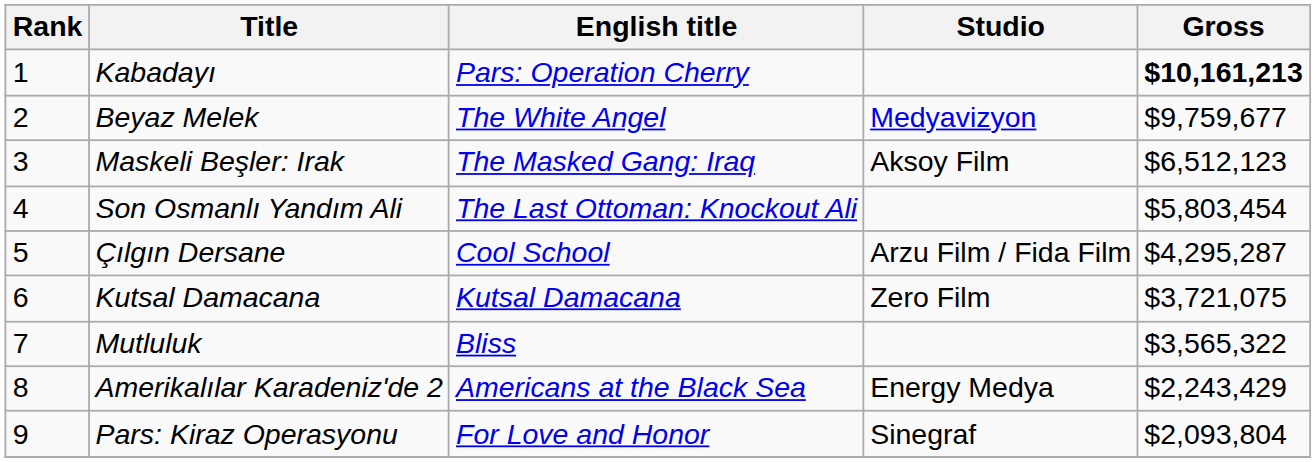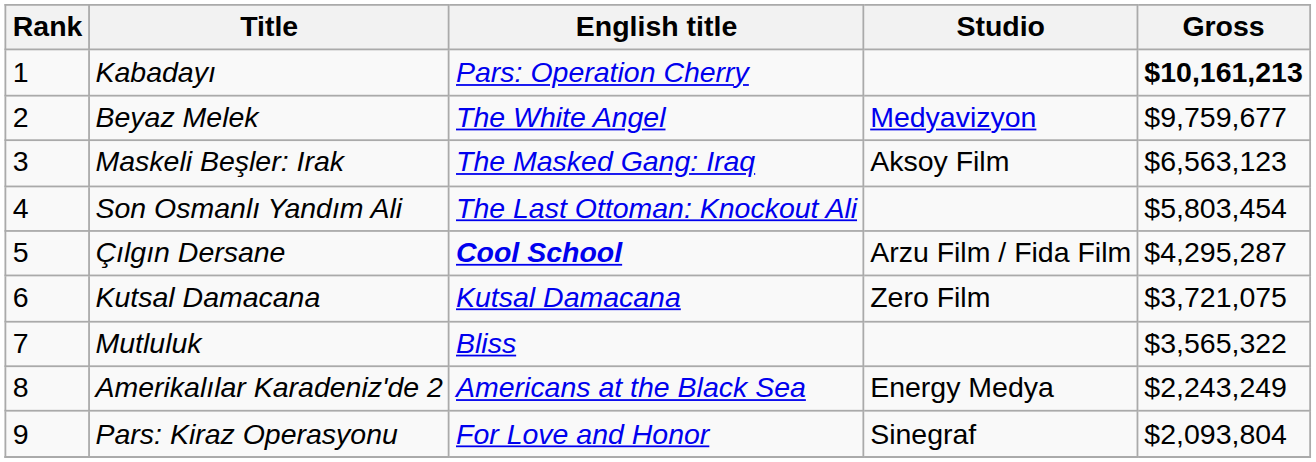(1216, 162) $6,512,123 -> (1216, 162) $6,563,123
(533, 252) normal -> (539, 252) bold
(1216, 388) $2,243,429 -> (1216, 388) $2,243,249
